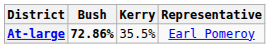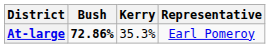(138, 34) 35.5% -> (138, 34) 35.3%
